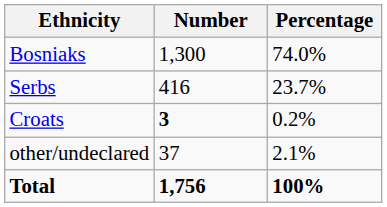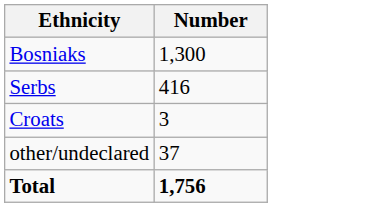- column: (324, 20)
(164, 119) bold -> (164, 119) normal
